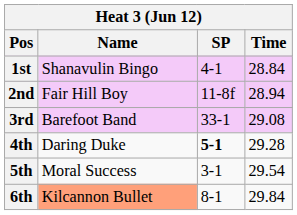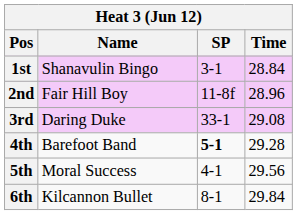(211, 68) 4-1 -> (211, 68) 3-1
(267, 94) 28.94 -> (267, 94) 28.96
(89, 119) Barefoot Band -> (84, 119) Daring Duke
(84, 145) Daring Duke -> (89, 145) Barefoot Band
(211, 171) 3-1 -> (211, 171) 4-1
(267, 171) 29.54 -> (267, 171) 29.56
(97, 196) lightsalmon background -> (97, 196) no background
